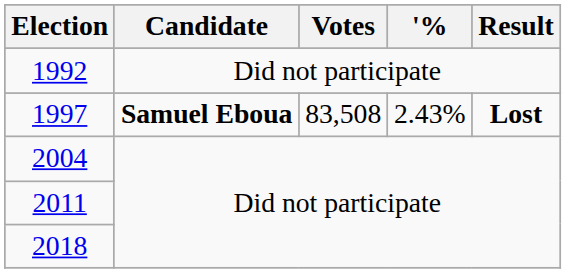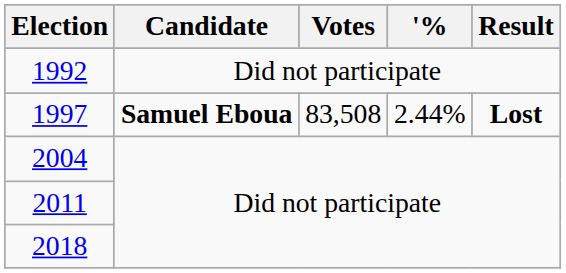(430, 114) 2.43% -> (430, 114) 2.44%
